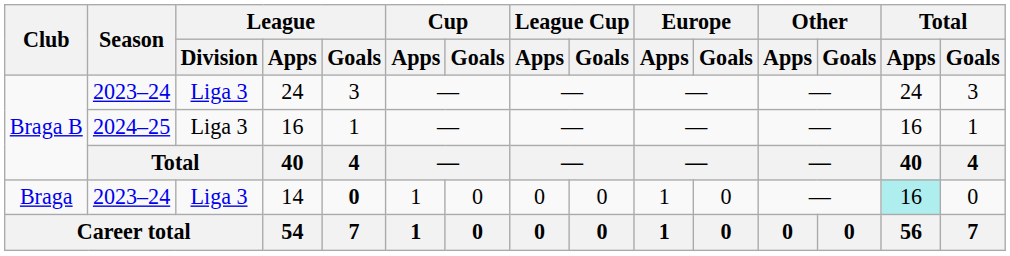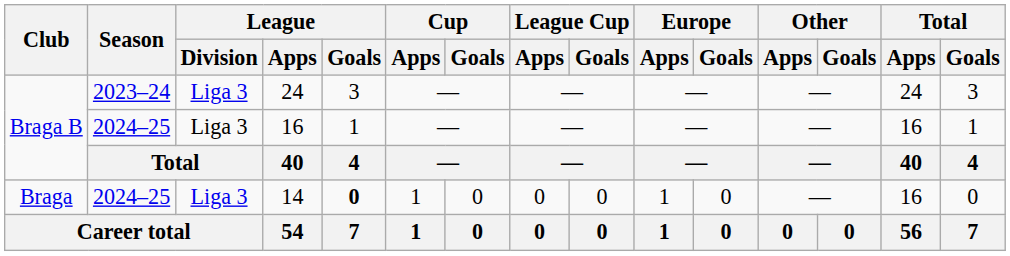(132, 197) 2023–24 -> (132, 197) 2024–25
(911, 197) paleturquoise background -> (911, 197) no background
